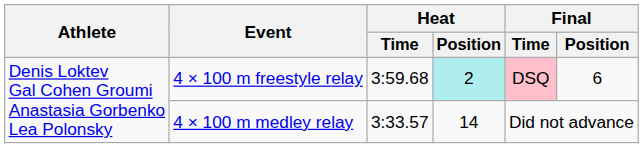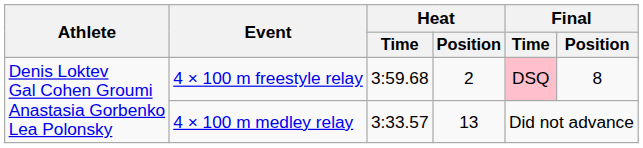(469, 79) paleturquoise background -> (469, 79) no background
(597, 79) 6 -> (597, 79) 8
(469, 122) 14 -> (469, 122) 13
